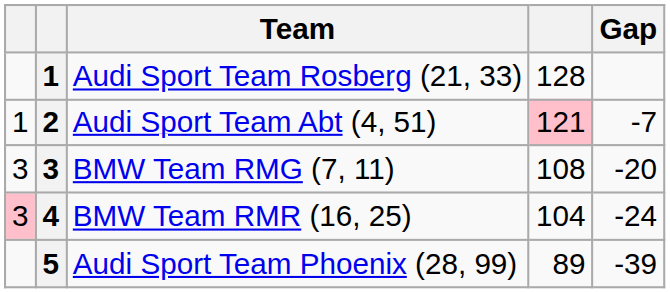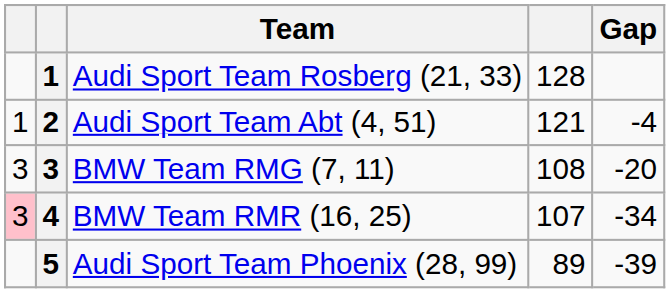(561, 123) pink background -> (561, 123) no background
(644, 123) -7 -> (644, 123) -4
(561, 216) 104 -> (561, 216) 107
(636, 216) -24 -> (636, 216) -34
